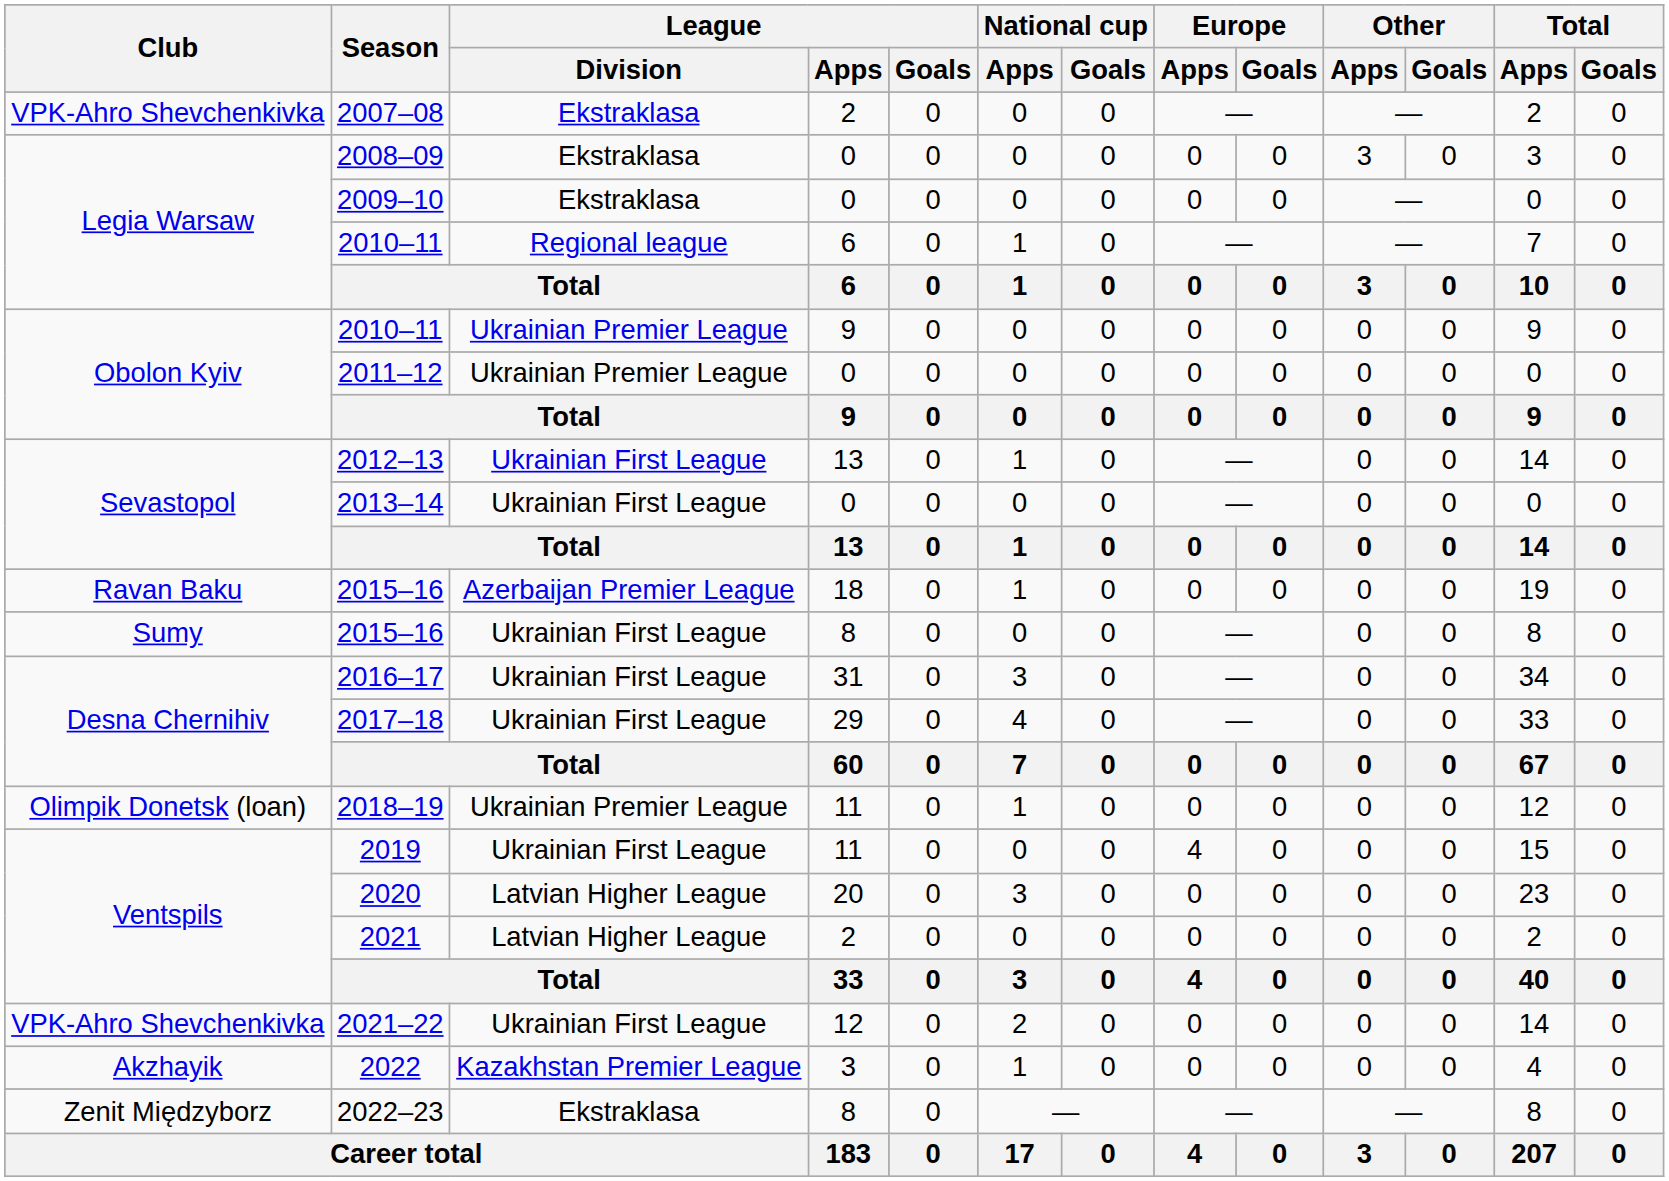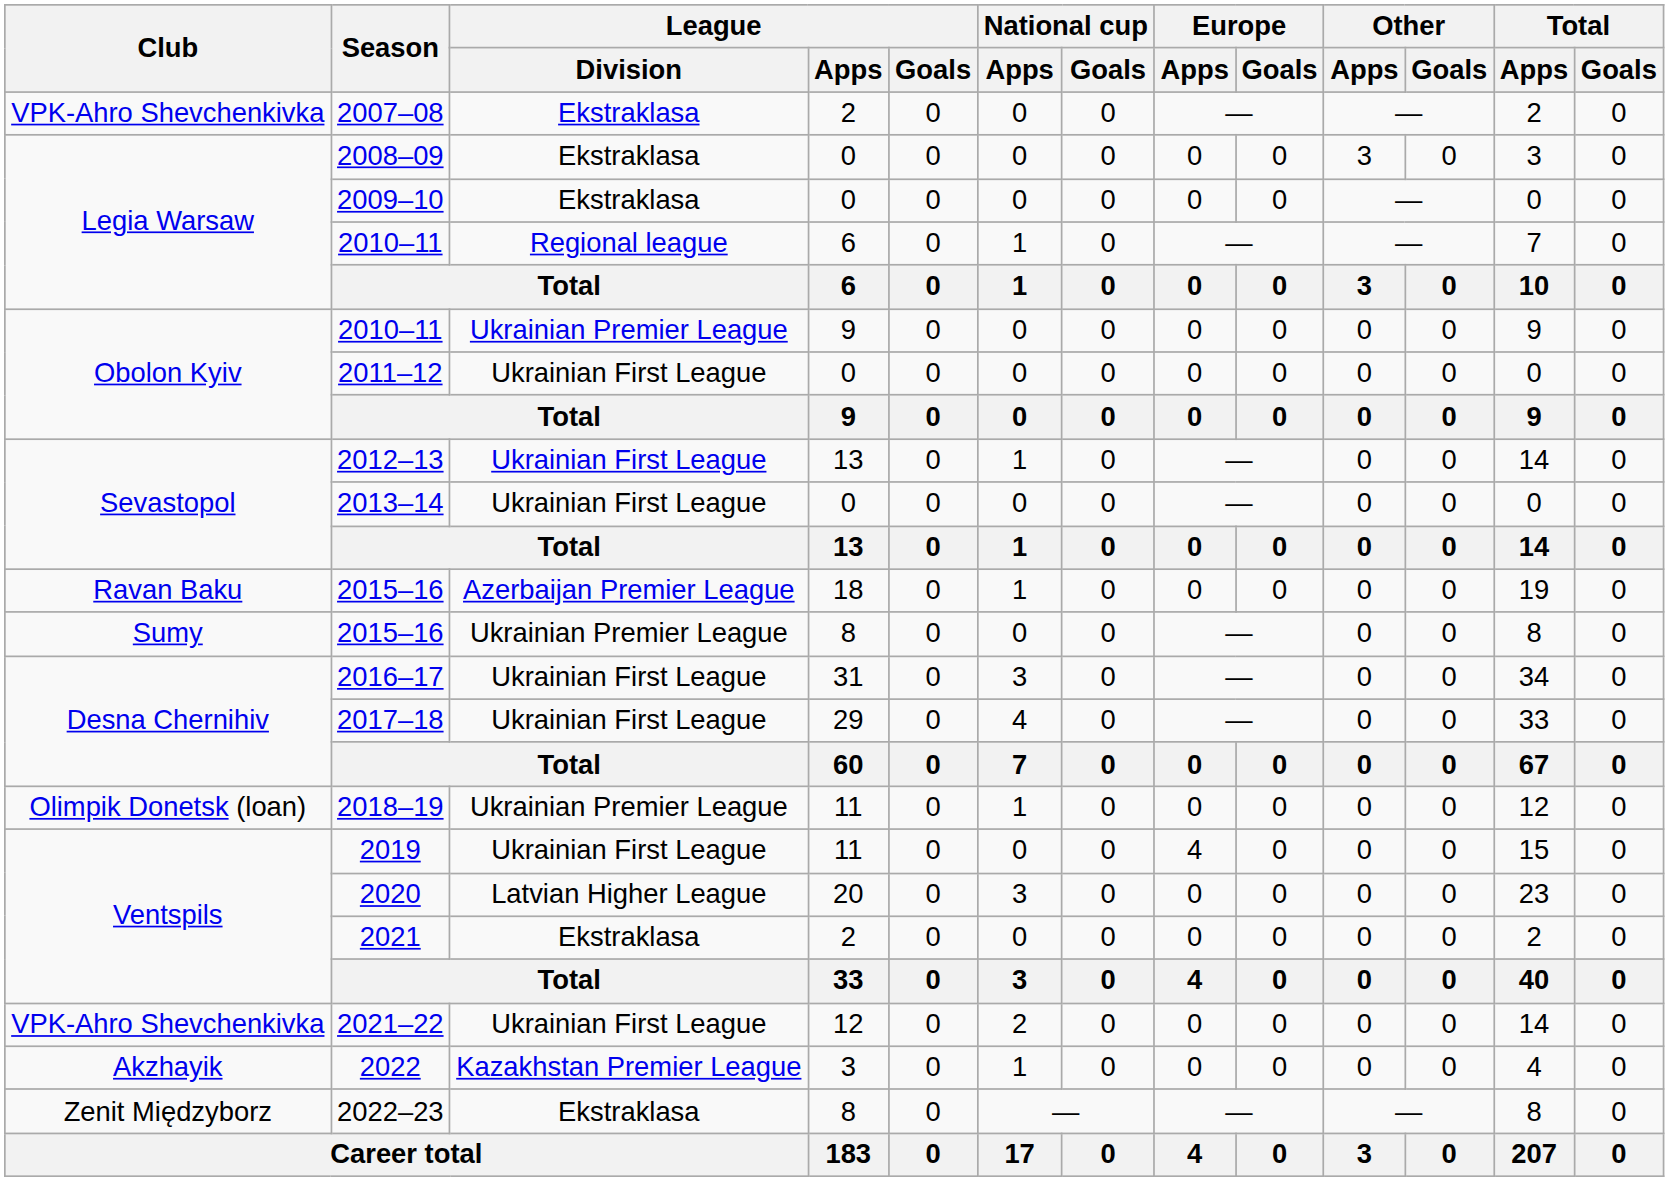(629, 373) Ukrainian Premier League -> (629, 373) Ukrainian First League
(629, 633) Ukrainian First League -> (629, 633) Ukrainian Premier League
(629, 937) Latvian Higher League -> (629, 937) Ekstraklasa
